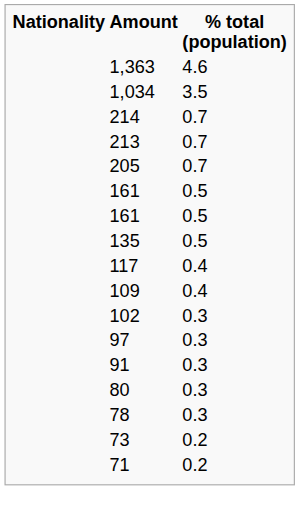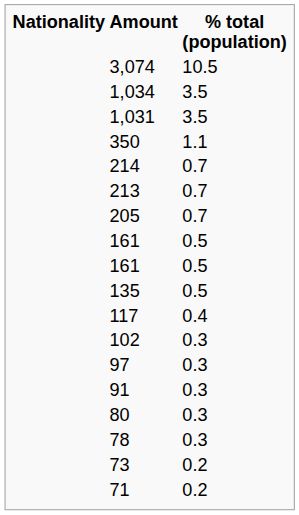+ row: (132, 67)
- row: (132, 67)
+ row: (132, 117)
+ row: (125, 142)
- row: (125, 291)
